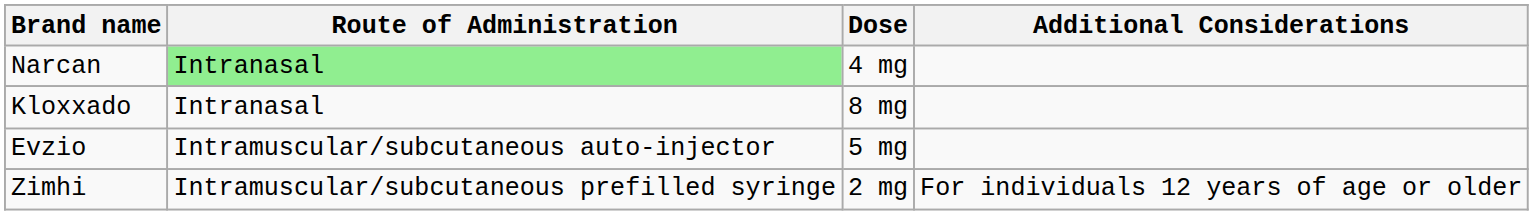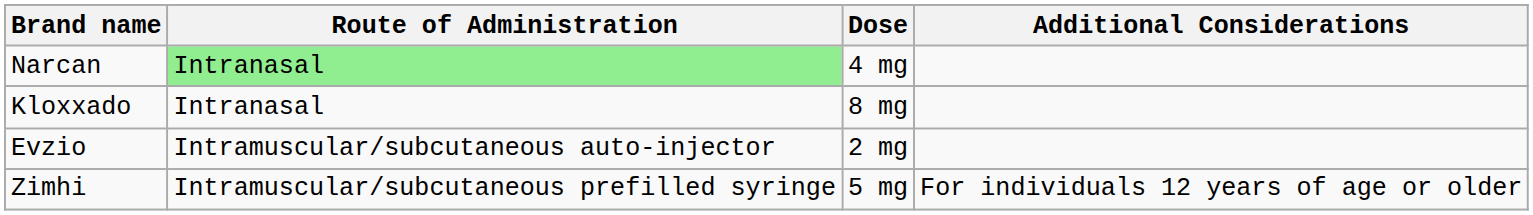(878, 148) 5 mg -> (878, 148) 2 mg
(878, 189) 2 mg -> (878, 189) 5 mg
